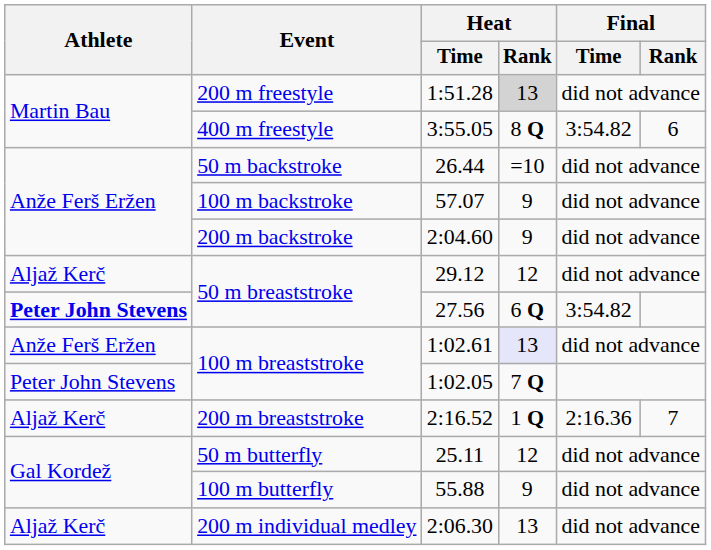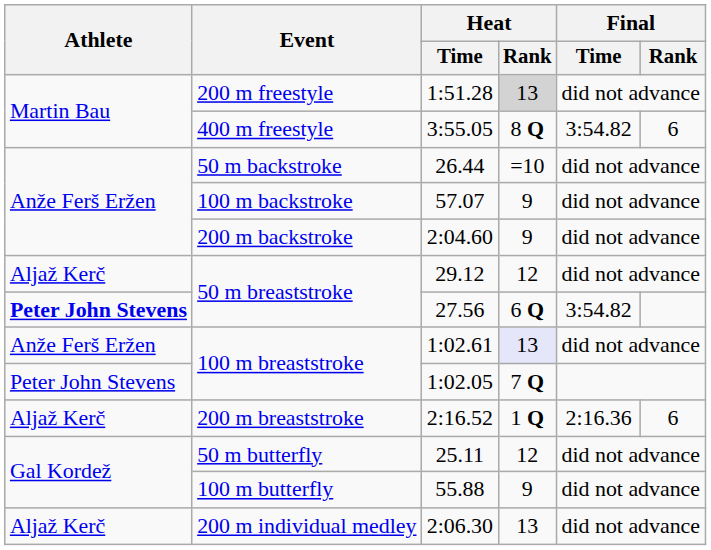(673, 418) 7 -> (673, 418) 6
